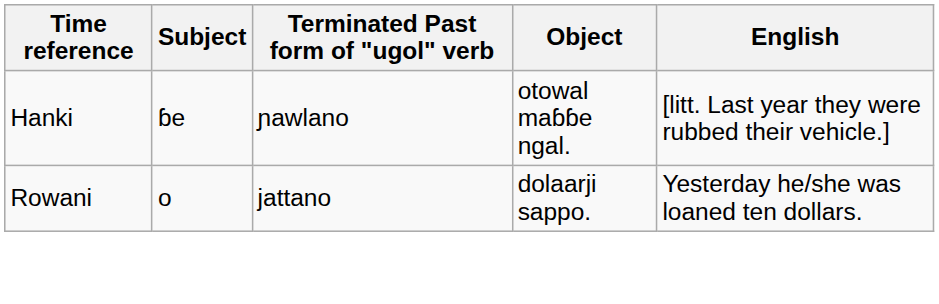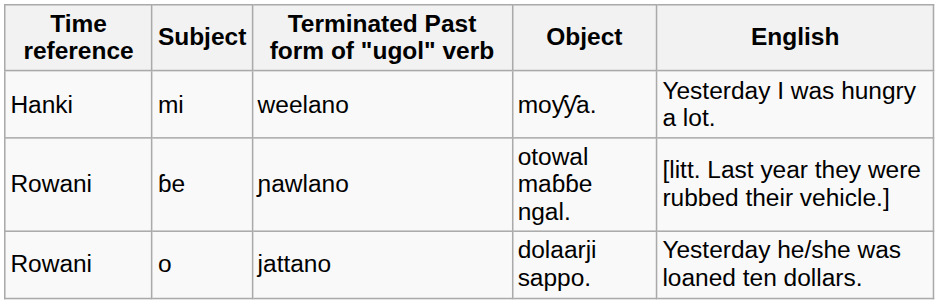+ row: (171, 104)
(42, 117) Hanki -> (51, 184) Rowani
